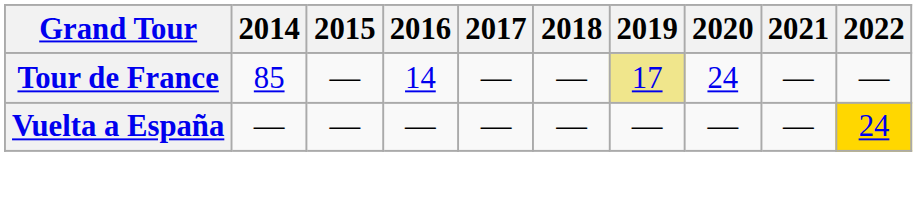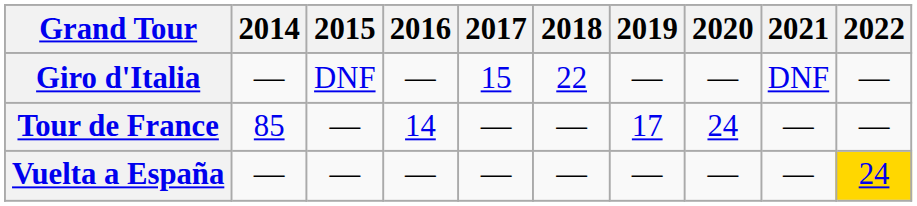+ row: (118, 77)
(647, 77) khaki background -> (647, 126) no background
